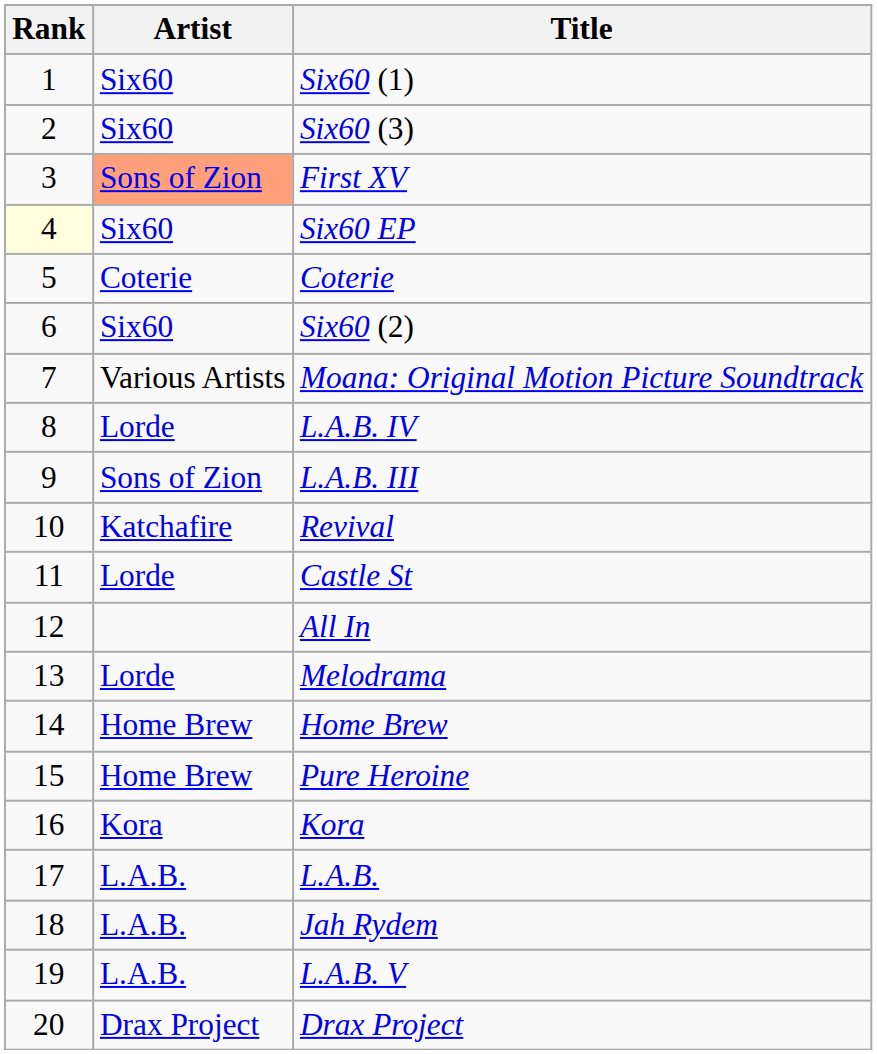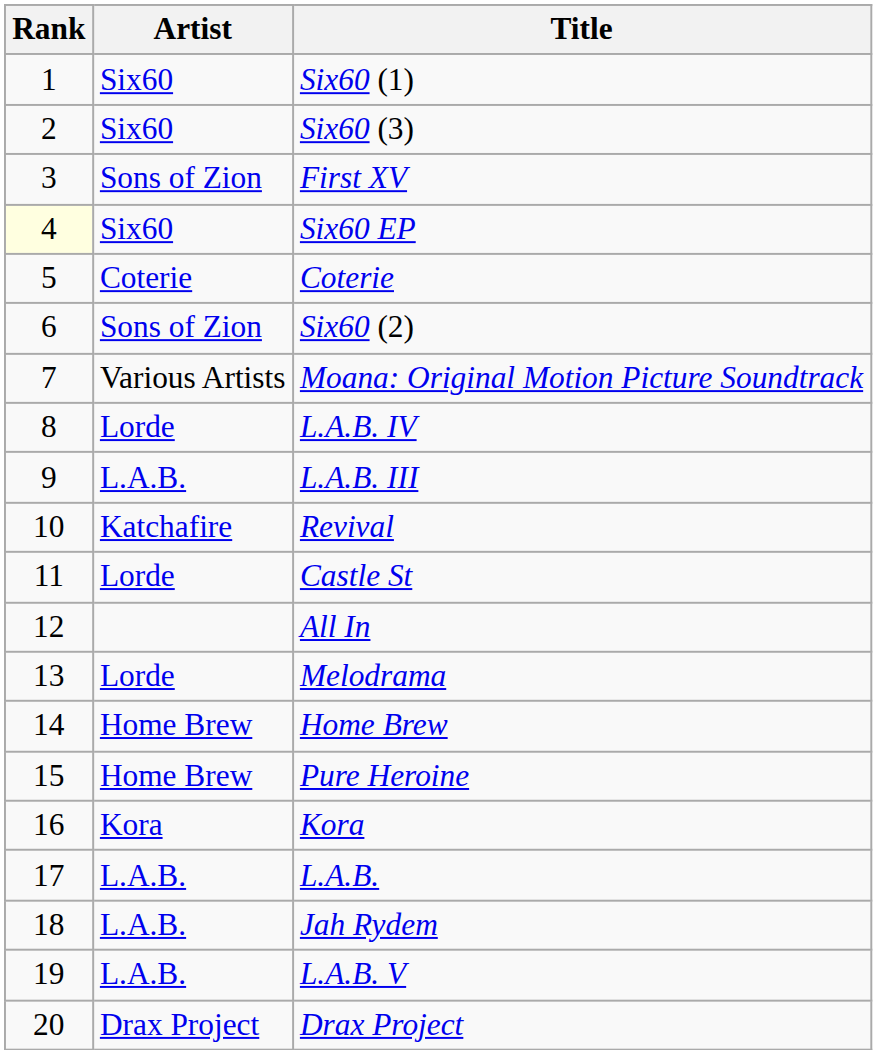(181, 178) lightsalmon background -> (181, 178) no background
(136, 327) Six60 -> (181, 327) Sons of Zion
(181, 476) Sons of Zion -> (143, 476) L.A.B.
